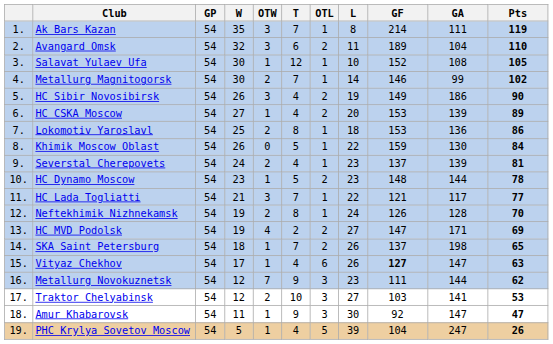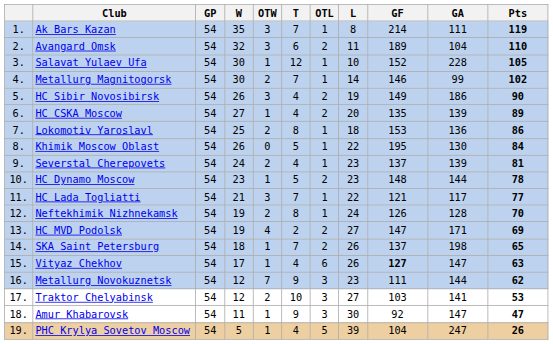(458, 63) 108 -> (458, 63) 228
(397, 113) 153 -> (397, 113) 135
(397, 147) 159 -> (397, 147) 195
